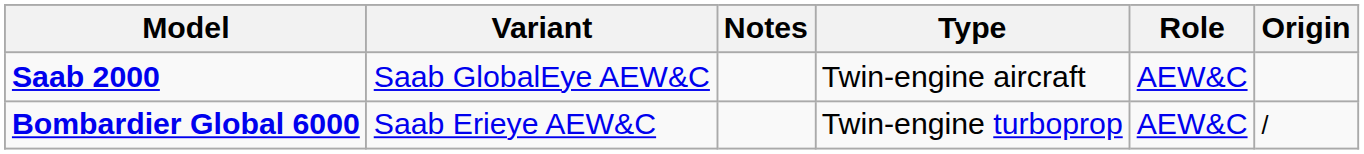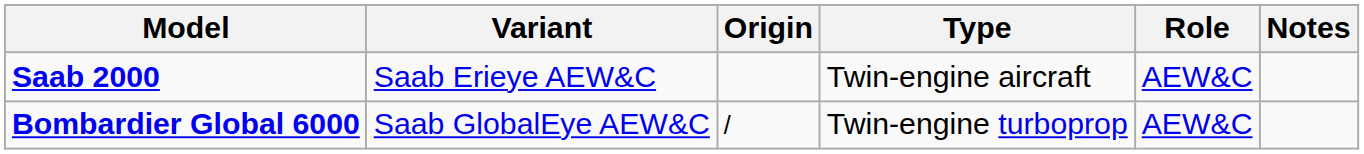columns swapped: (1306, 28) <-> (766, 28)
(542, 76) Saab GlobalEye AEW&C -> (515, 76) Saab Erieye AEW&C
(515, 124) Saab Erieye AEW&C -> (542, 124) Saab GlobalEye AEW&C
